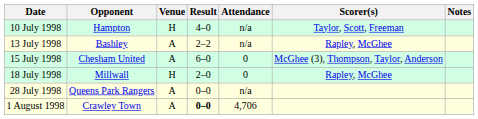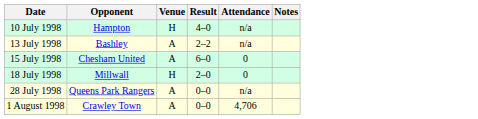- column: (359, 12)
(203, 106) bold -> (203, 106) normal
